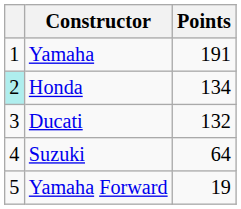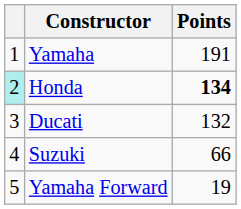(216, 88) normal -> (216, 88) bold
(221, 154) 64 -> (221, 154) 66
